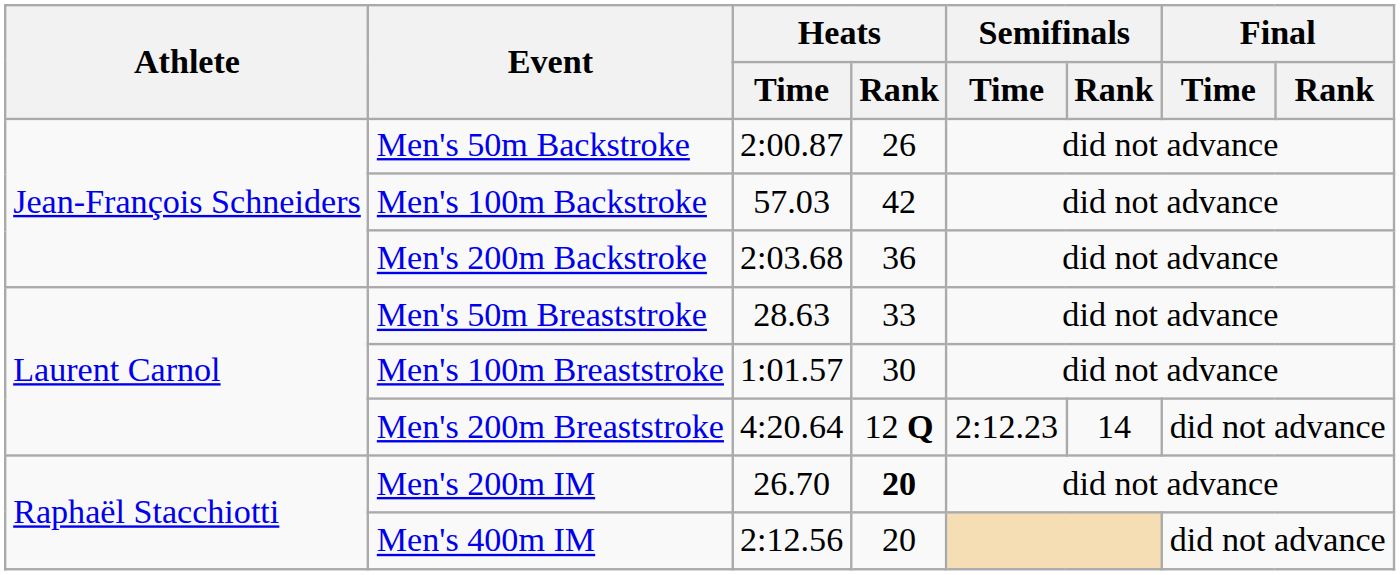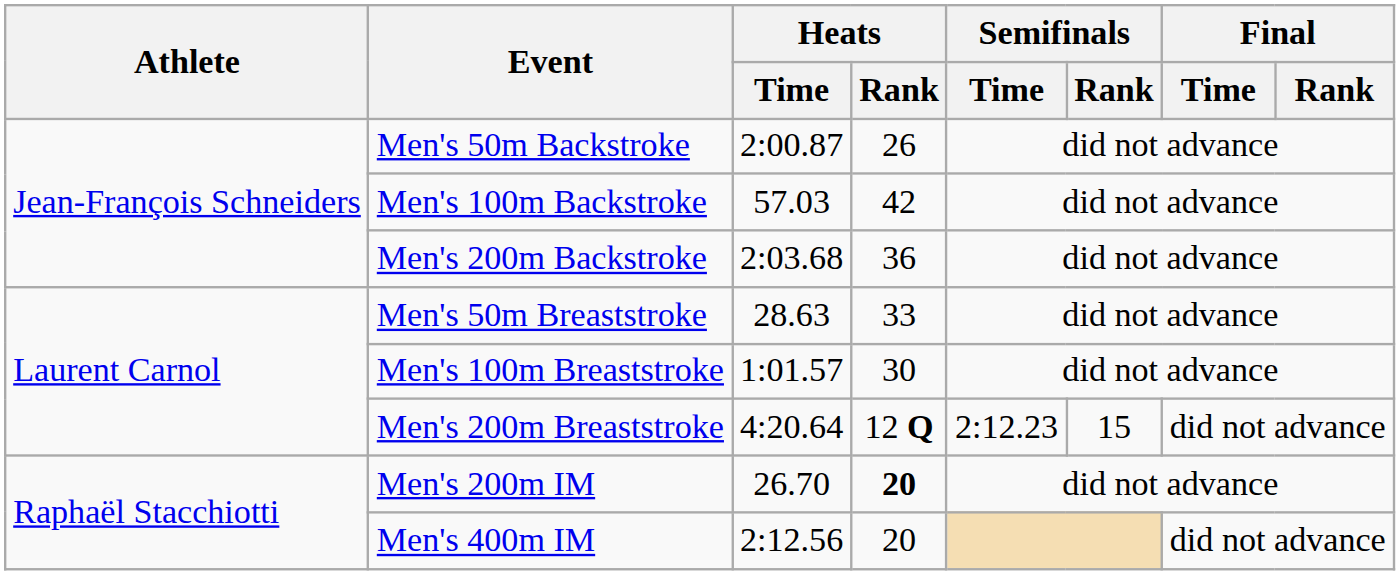(1114, 427) 14 -> (1114, 427) 15
